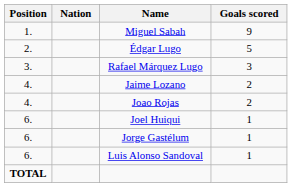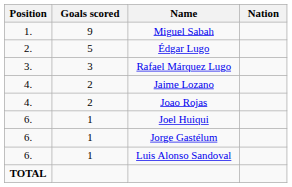columns swapped: (76, 13) <-> (249, 13)
